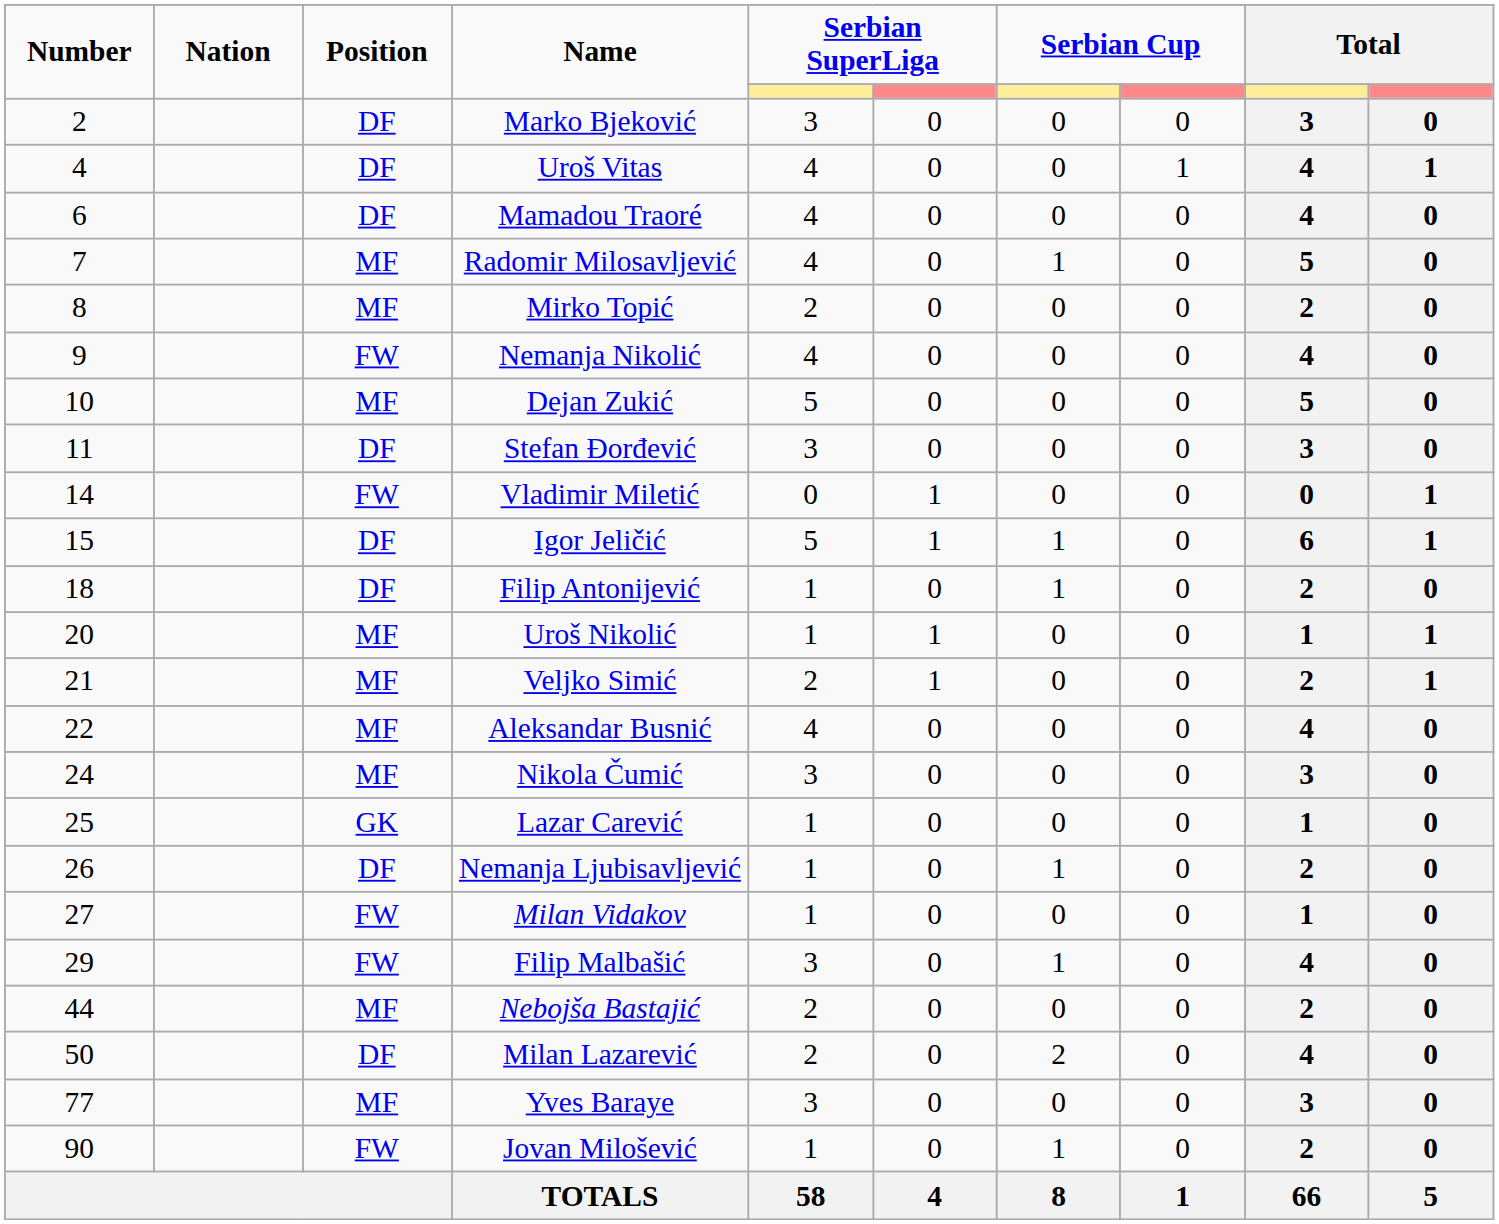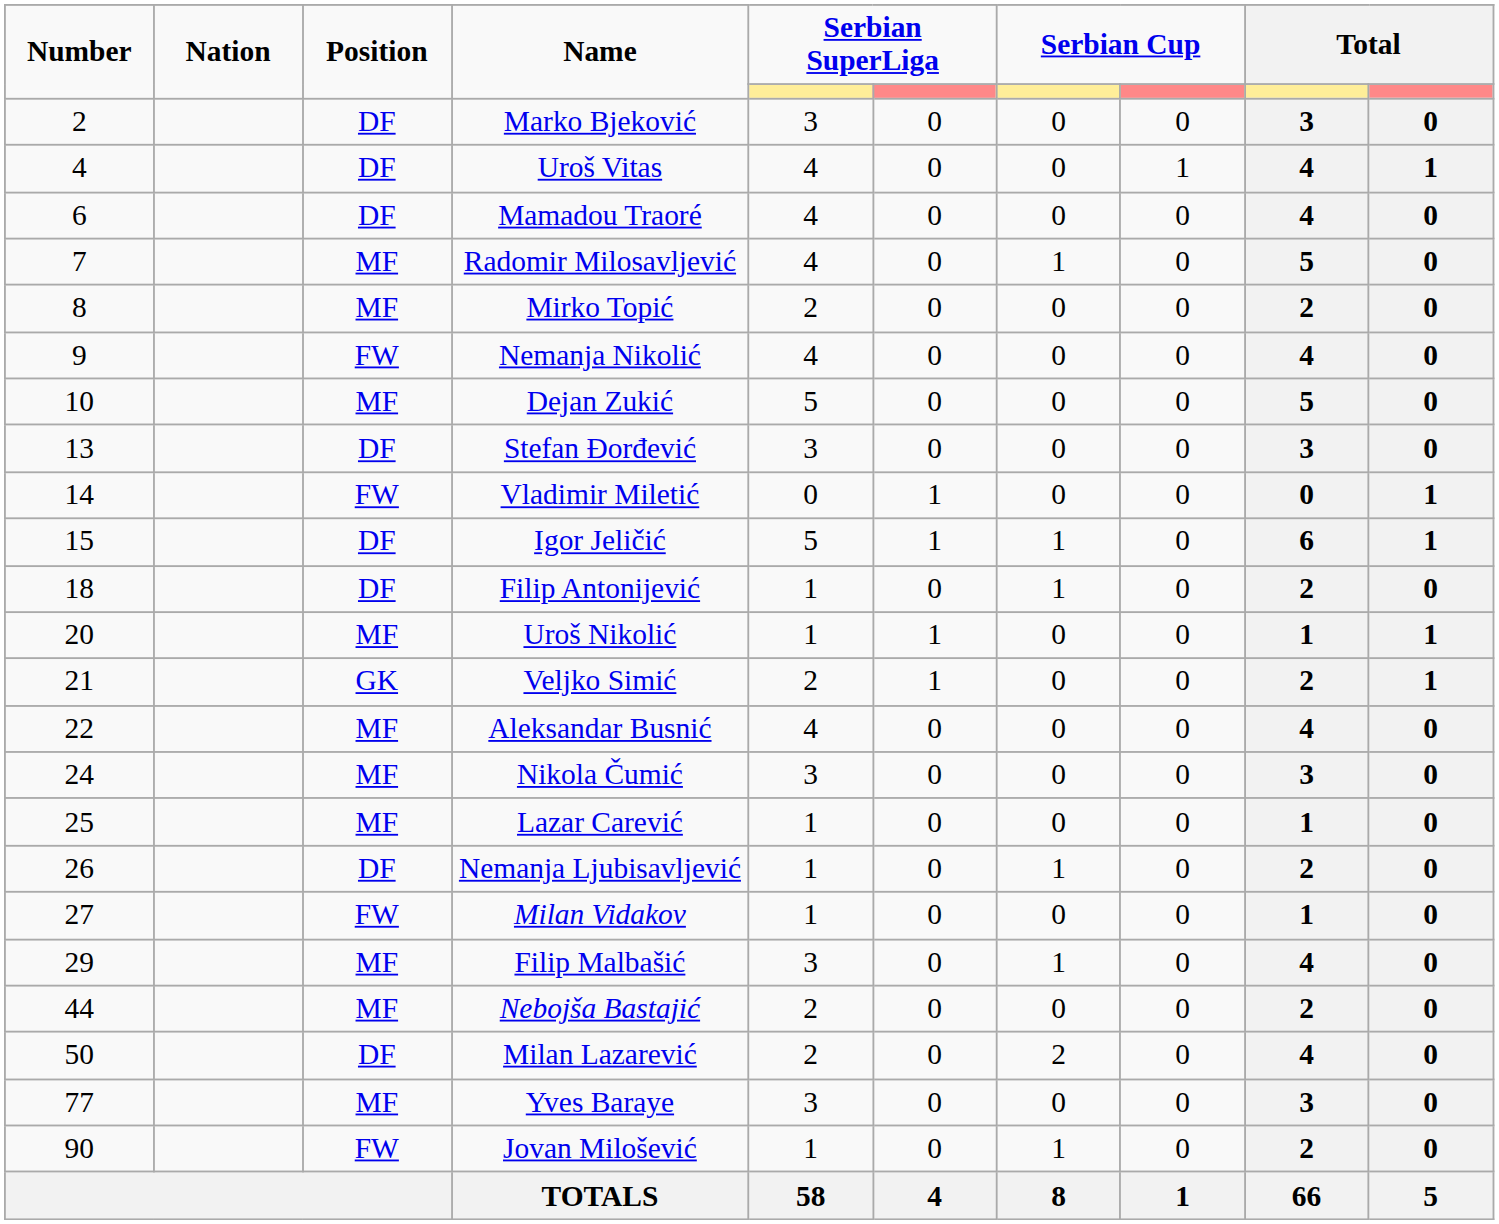(79, 448) 11 -> (79, 448) 13
(377, 681) MF -> (377, 681) GK
(377, 821) GK -> (377, 821) MF
(377, 961) FW -> (377, 961) MF
